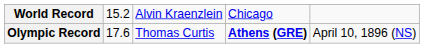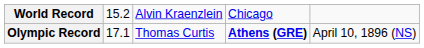(118, 33) 17.6 -> (118, 33) 17.1
